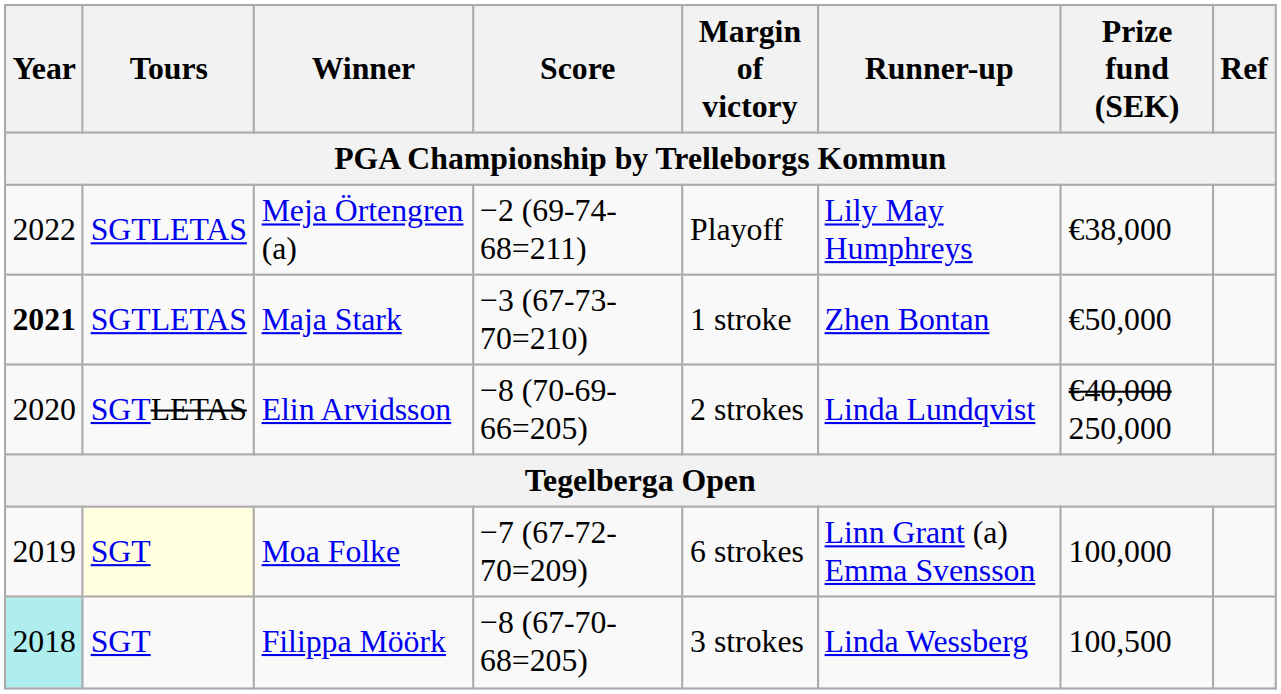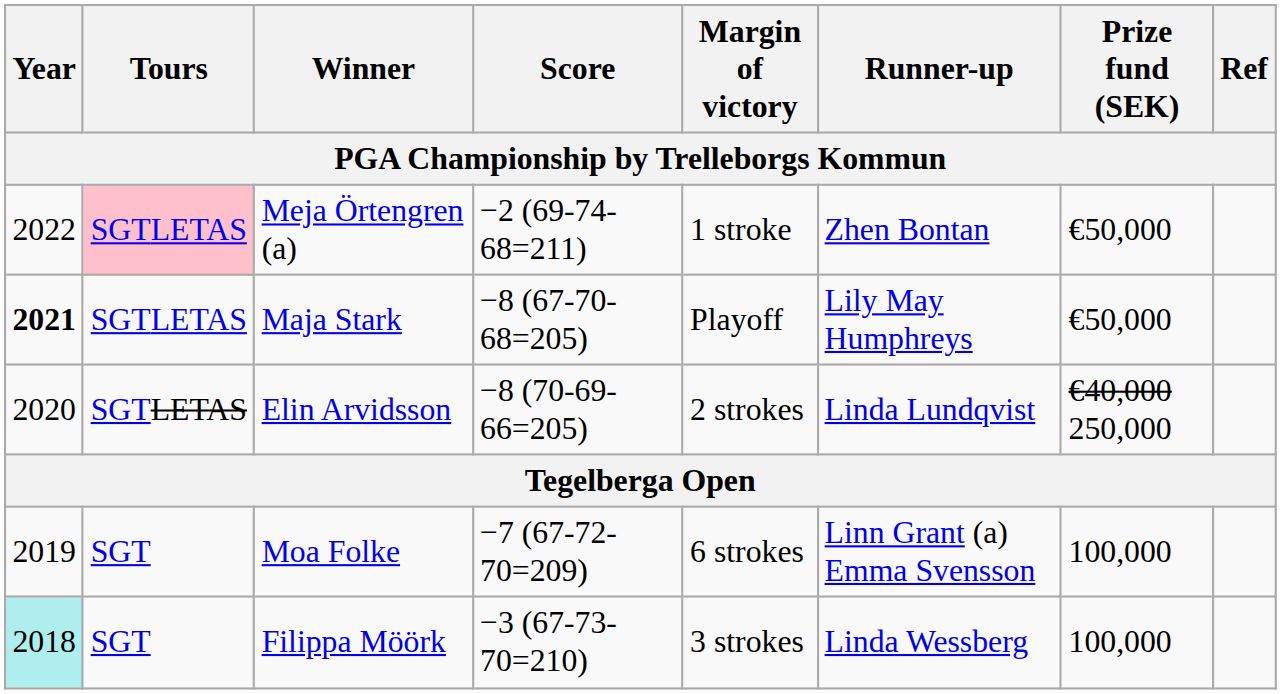(169, 229) no background -> (169, 229) pink background
(737, 229) Playoff -> (741, 229) 1 stroke
(899, 229) Lily May Humphreys -> (907, 229) Zhen Bontan
(1120, 229) €38,000 -> (1120, 229) €50,000
(548, 319) −3 (67-73-70=210) -> (548, 319) −8 (67-70-68=205)
(741, 319) 1 stroke -> (737, 319) Playoff
(907, 319) Zhen Bontan -> (899, 319) Lily May Humphreys
(121, 552) lightyellow background -> (121, 552) no background
(548, 642) −8 (67-70-68=205) -> (548, 642) −3 (67-73-70=210)
(1120, 642) 100,500 -> (1120, 642) 100,000
